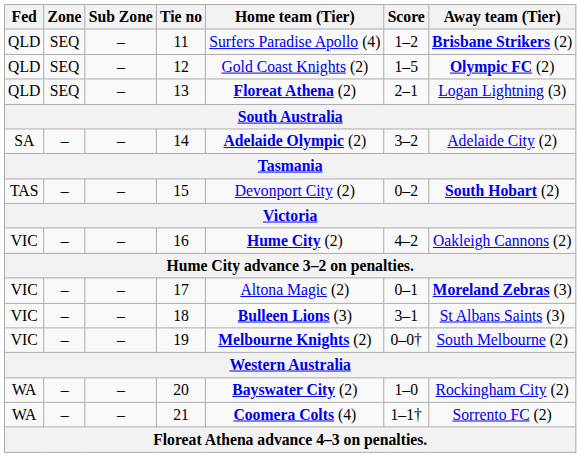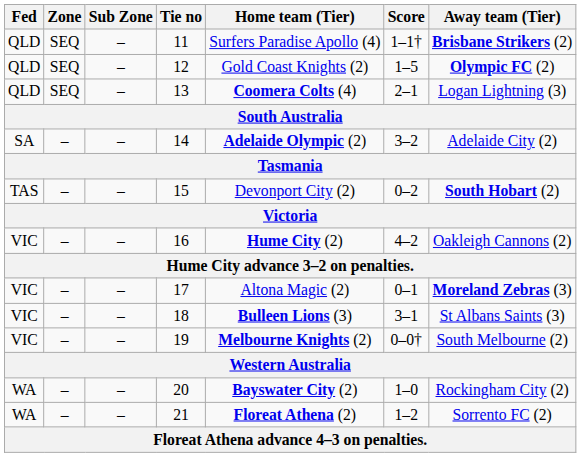(406, 41) 1–2 -> (406, 41) 1–1†
(295, 91) Floreat Athena (2) -> (295, 91) Coomera Colts (4)
(295, 414) Coomera Colts (4) -> (295, 414) Floreat Athena (2)
(406, 414) 1–1† -> (406, 414) 1–2
